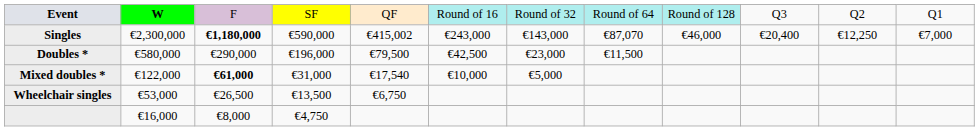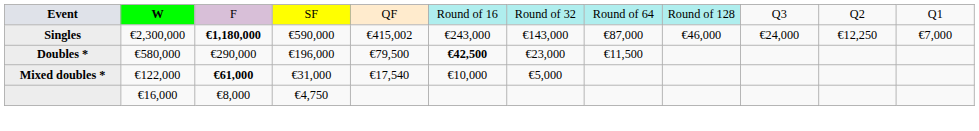(623, 35) €87,070 -> (623, 35) €87,000
(779, 35) €20,400 -> (779, 35) €24,000
(467, 55) normal -> (467, 55) bold
- row: (63, 95)
